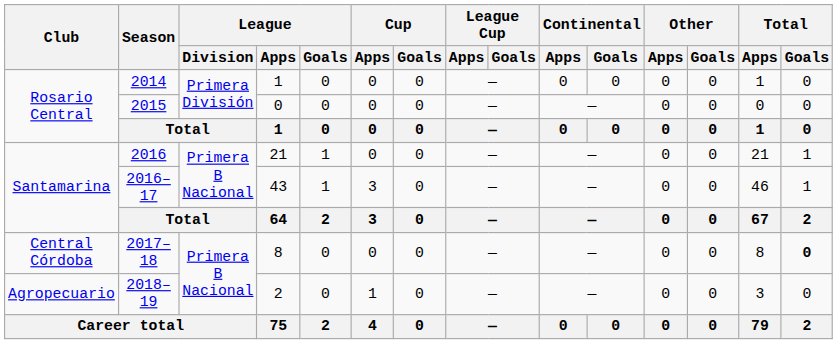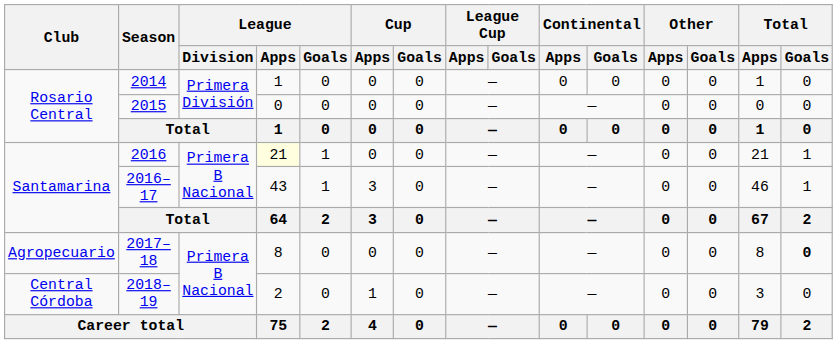(278, 155) no background -> (278, 155) lightyellow background
(61, 253) Central Córdoba -> (61, 253) Agropecuario
(61, 294) Agropecuario -> (61, 294) Central Córdoba
